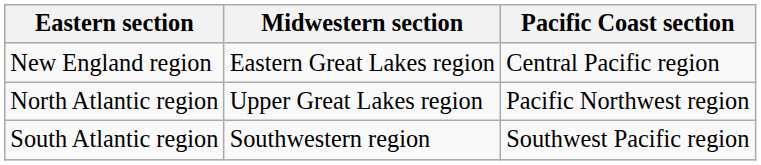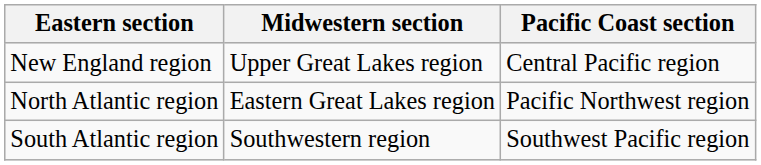(362, 62) Eastern Great Lakes region -> (356, 62) Upper Great Lakes region
(356, 100) Upper Great Lakes region -> (362, 100) Eastern Great Lakes region
